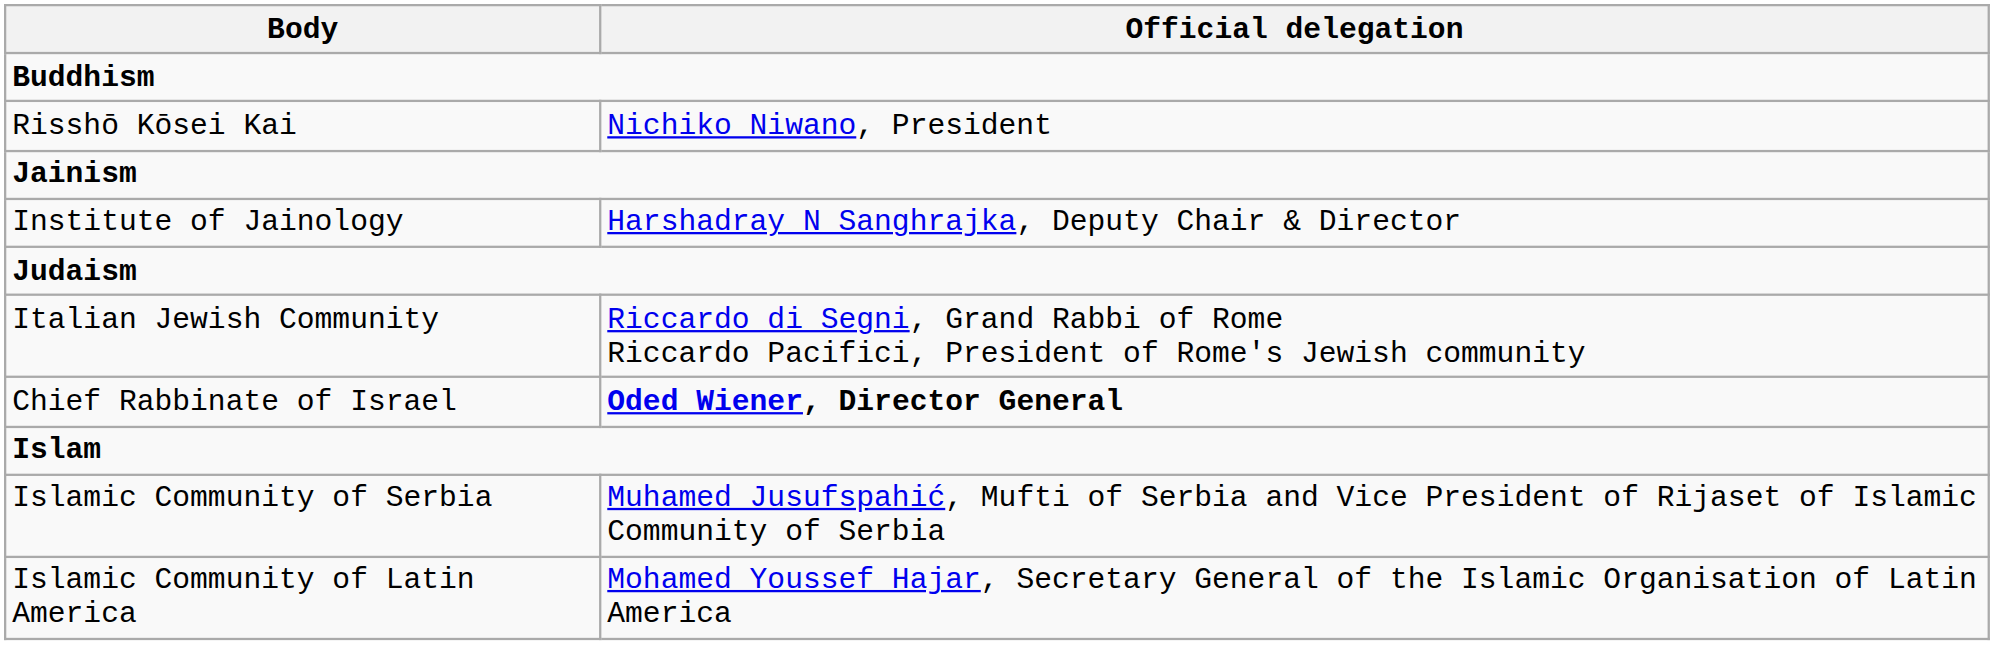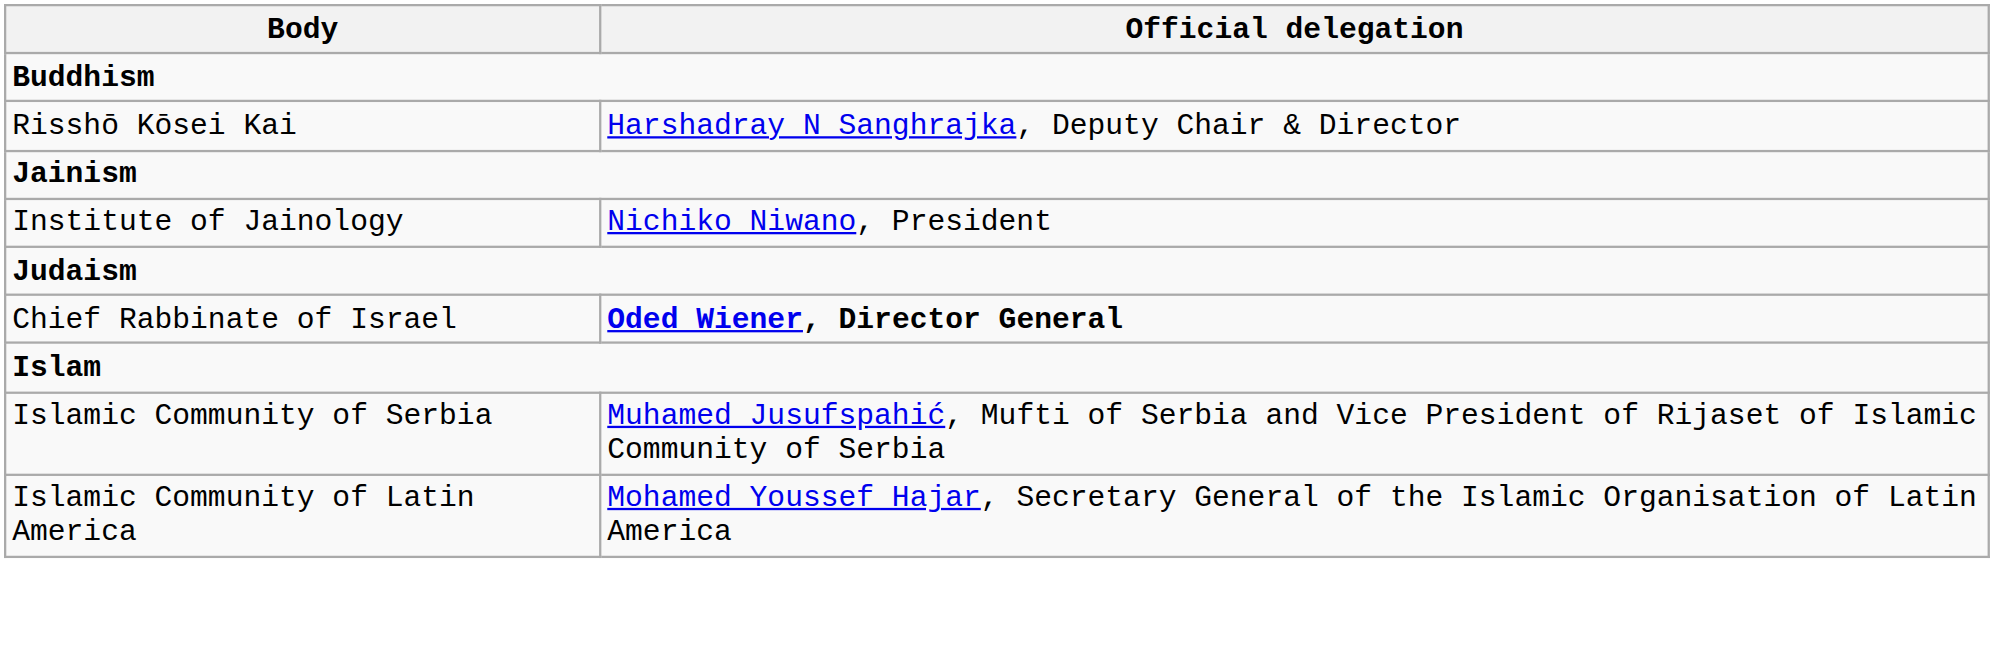(830, 126) Nichiko Niwano, President -> (1034, 126) Harshadray N Sanghrajka, Deputy Chair & Director
(1034, 223) Harshadray N Sanghrajka, Deputy Chair & Director -> (830, 223) Nichiko Niwano, President
- row: (226, 319)
